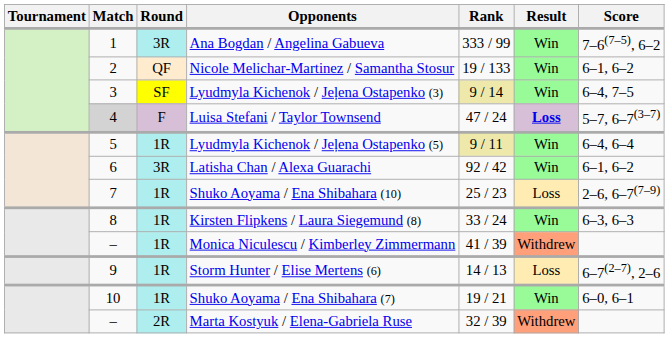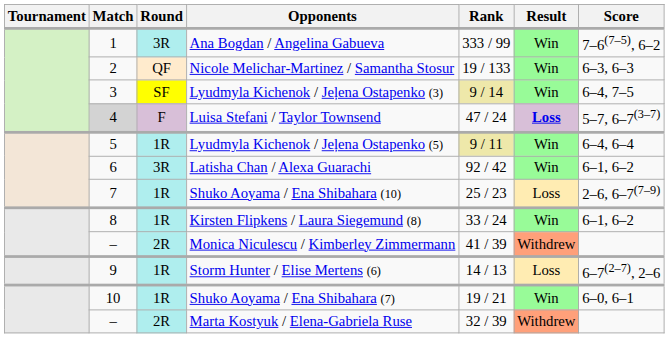(608, 68) 6–1, 6–2 -> (608, 68) 6–3, 6–3
(608, 220) 6–3, 6–3 -> (608, 220) 6–1, 6–2
(162, 243) 1R -> (162, 243) 2R
